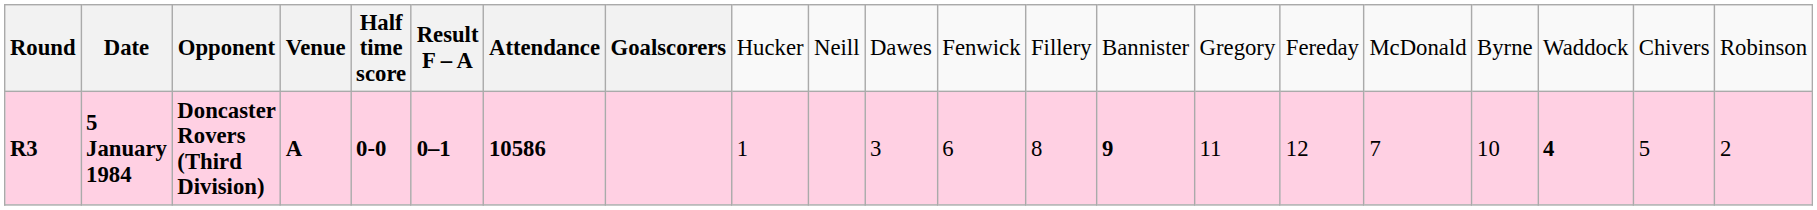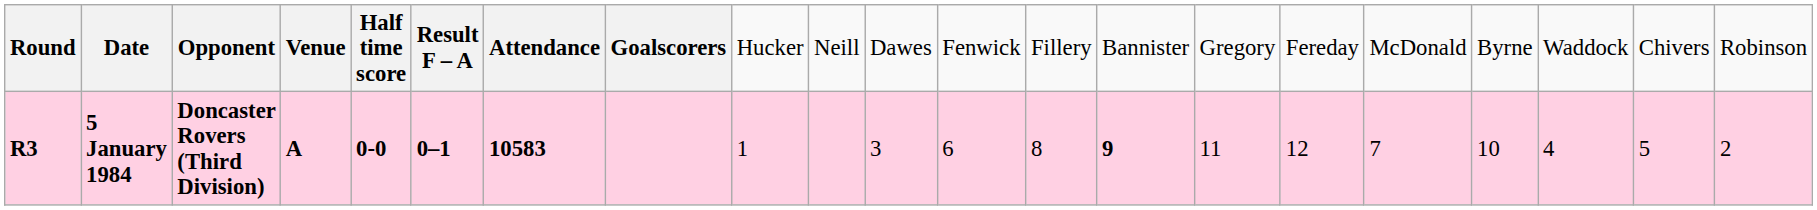(517, 148) 10586 -> (517, 148) 10583
(1549, 148) bold -> (1549, 148) normal
